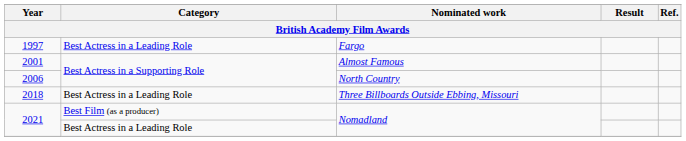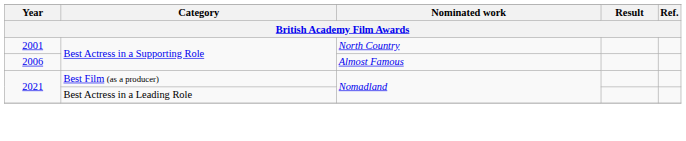- row: (33, 45)
(371, 62) Almost Famous -> (369, 45) North Country
(369, 78) North Country -> (371, 62) Almost Famous
- row: (33, 95)
